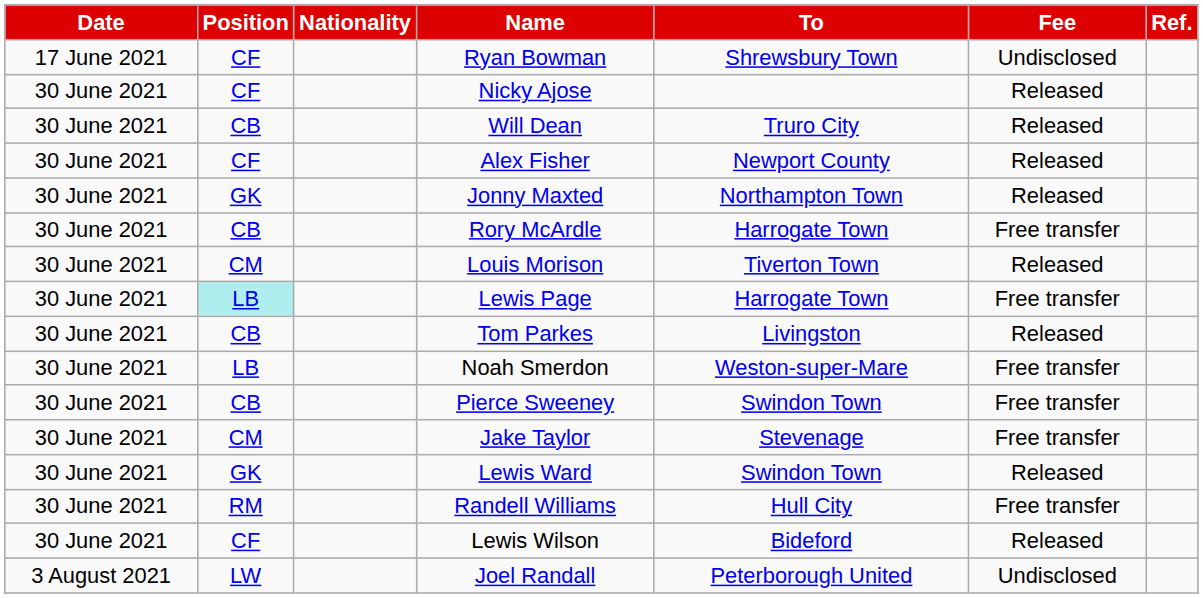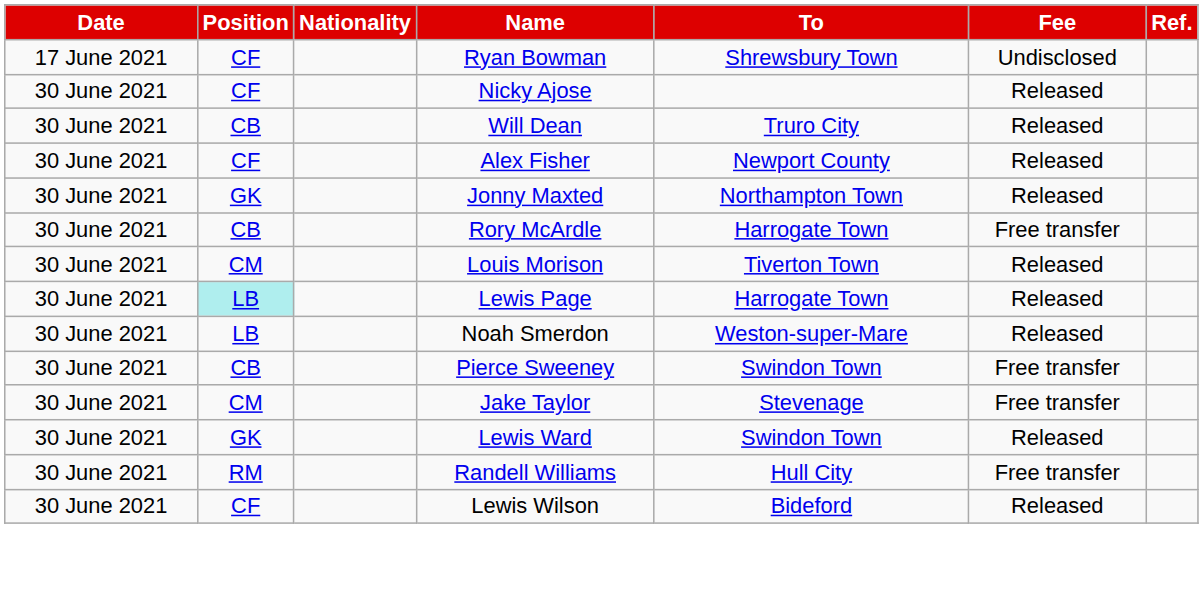(1057, 299) Free transfer -> (1057, 299) Released
- row: (535, 334)
(1057, 368) Free transfer -> (1057, 334) Released
- row: (535, 576)
